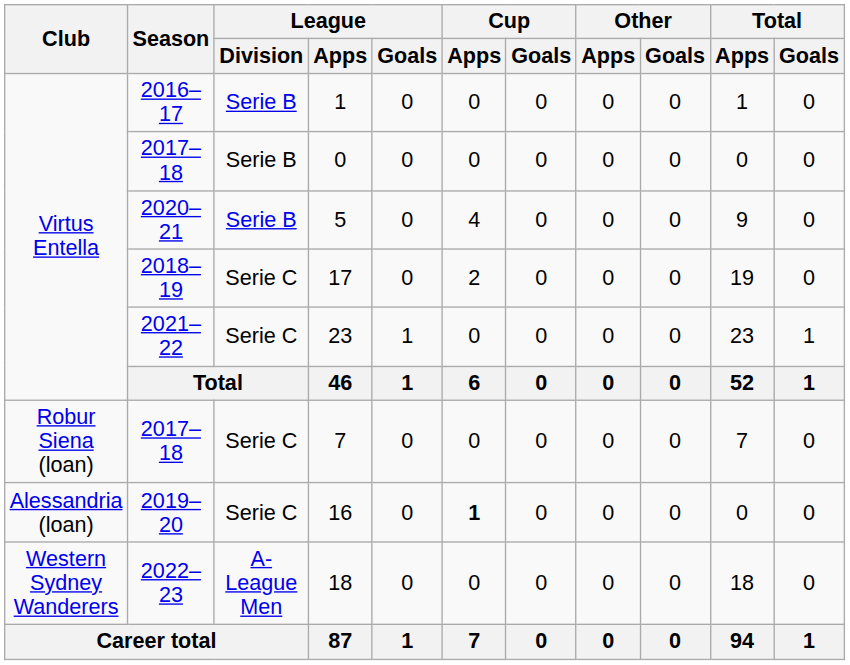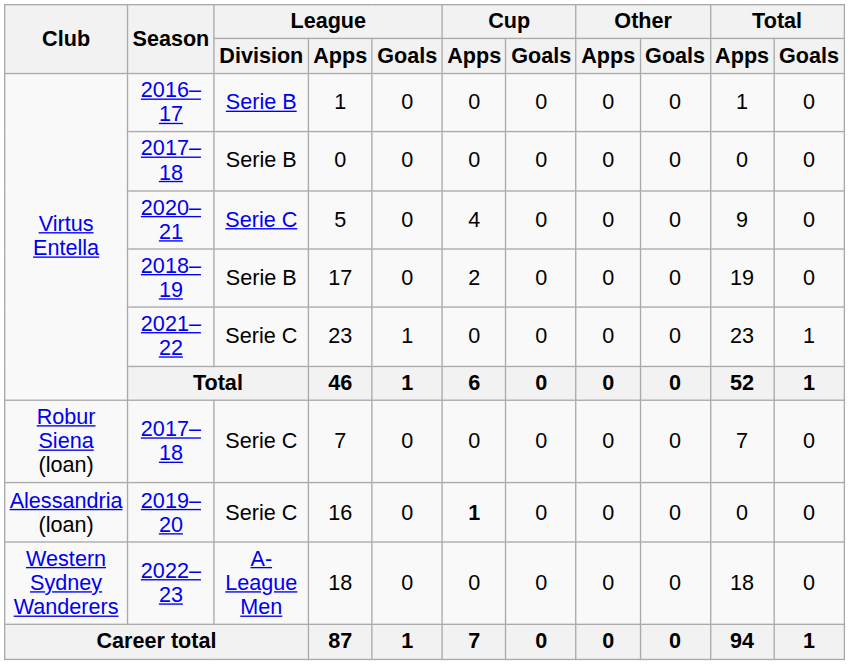(261, 219) Serie B -> (261, 219) Serie C
(261, 277) Serie C -> (261, 277) Serie B
